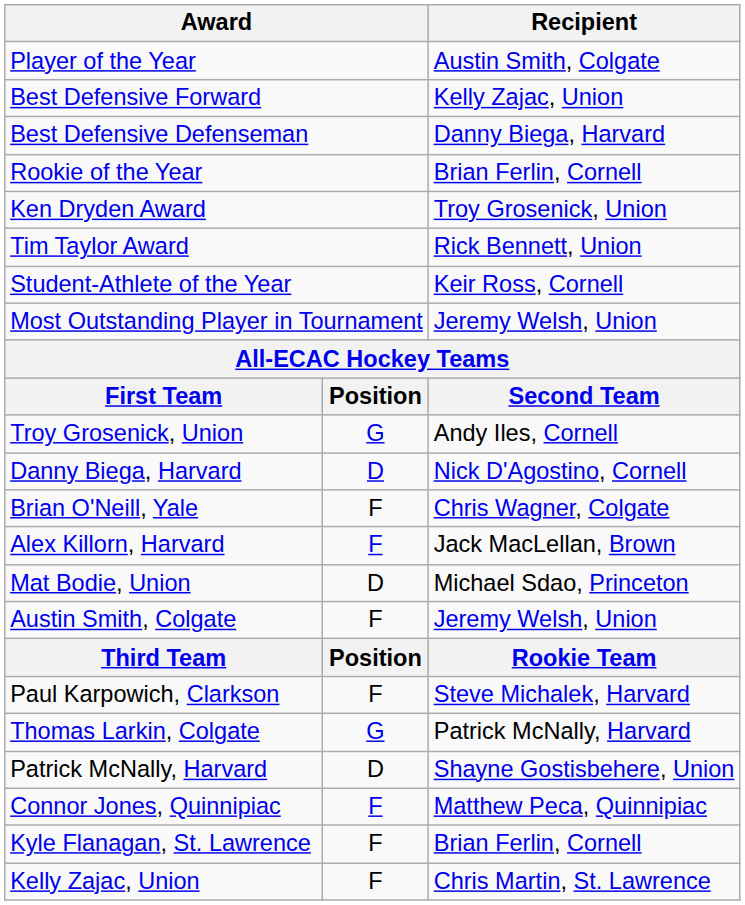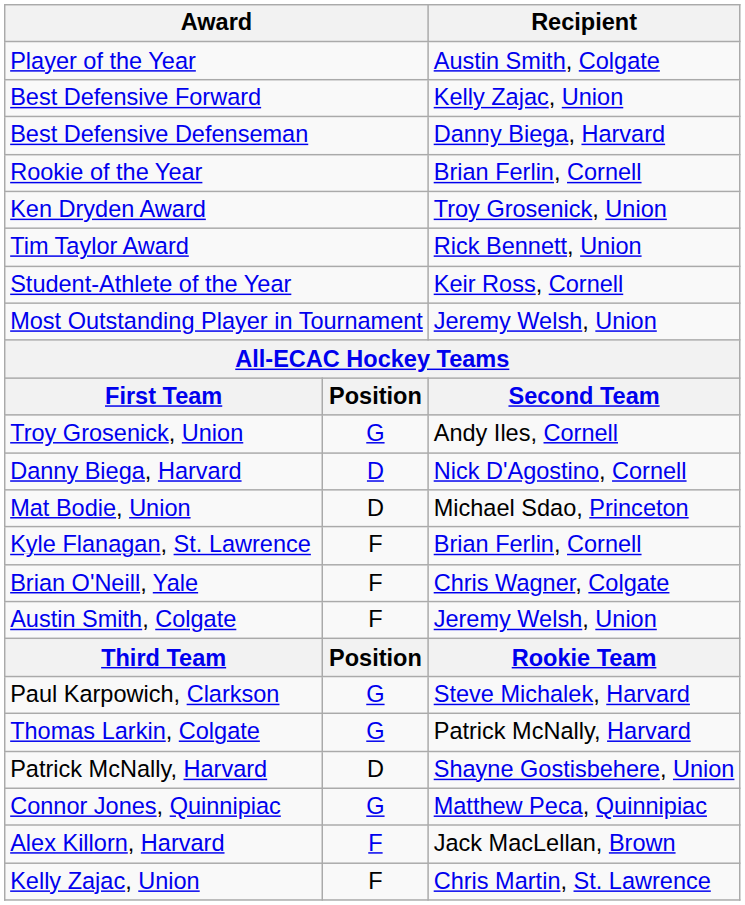rows swapped: (100, 582) <-> (104, 508)
rows swapped: (117, 545) <-> (161, 843)
(375, 694) F -> (375, 694) G
(375, 806) F -> (375, 806) G
